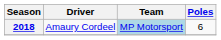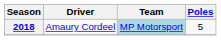(200, 27) 6 -> (200, 27) 5
